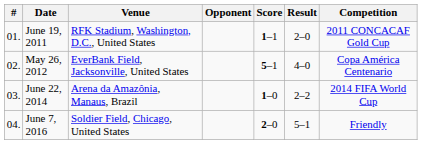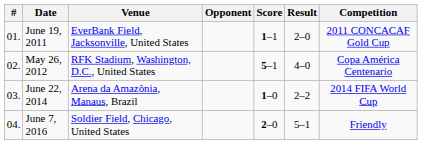(131, 36) RFK Stadium, Washington, D.C., United States -> (130, 36) EverBank Field, Jacksonville, United States
(130, 65) EverBank Field, Jacksonville, United States -> (131, 65) RFK Stadium, Washington, D.C., United States
